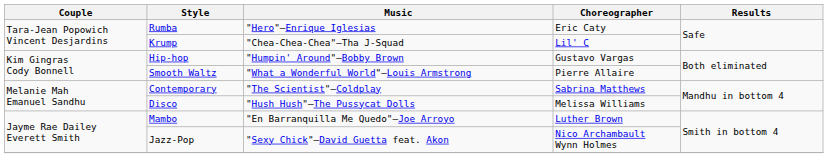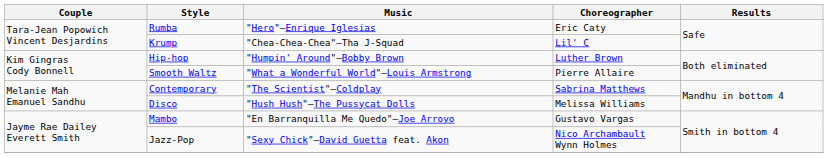(595, 58) Gustavo Vargas -> (589, 58) Luther Brown
(589, 119) Luther Brown -> (595, 119) Gustavo Vargas
